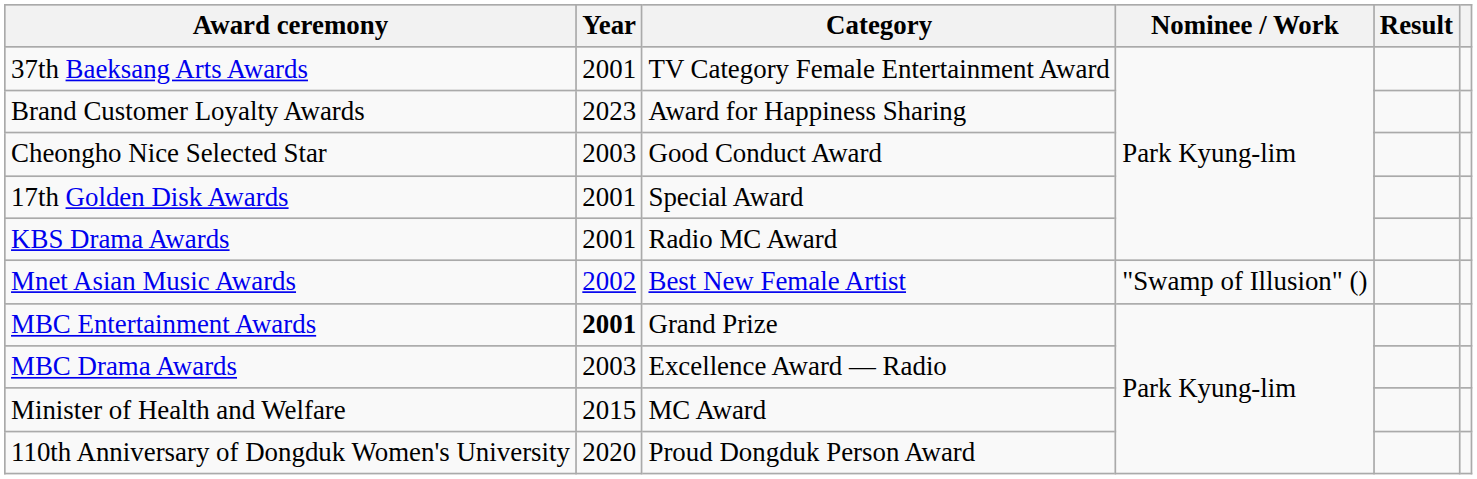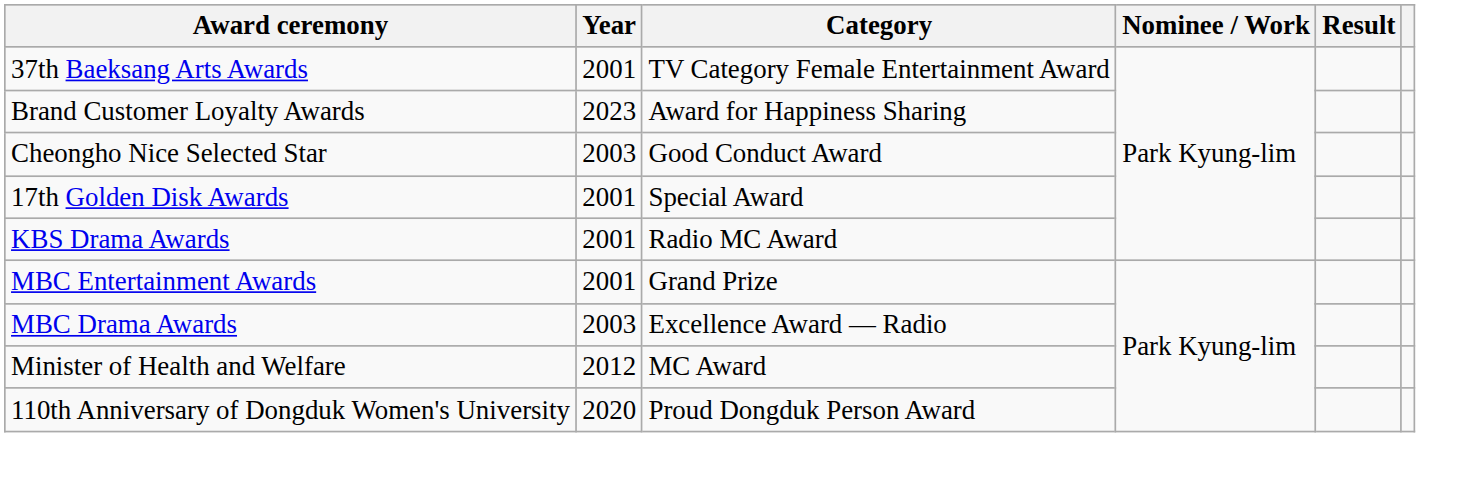- row: (154, 281)
(609, 324) bold -> (609, 281) normal
(609, 409) 2015 -> (609, 366) 2012
